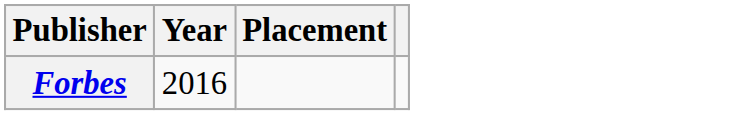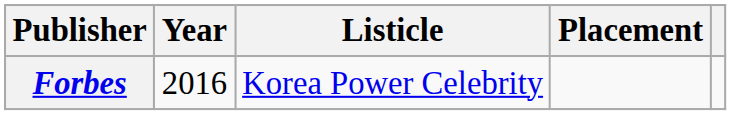+ column: (393, 30)
